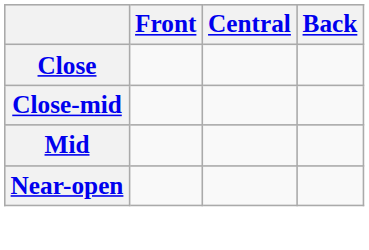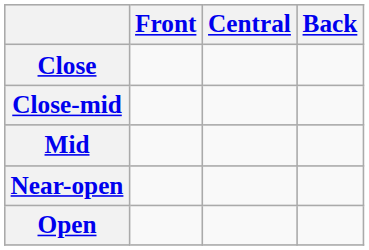+ row: (67, 225)
